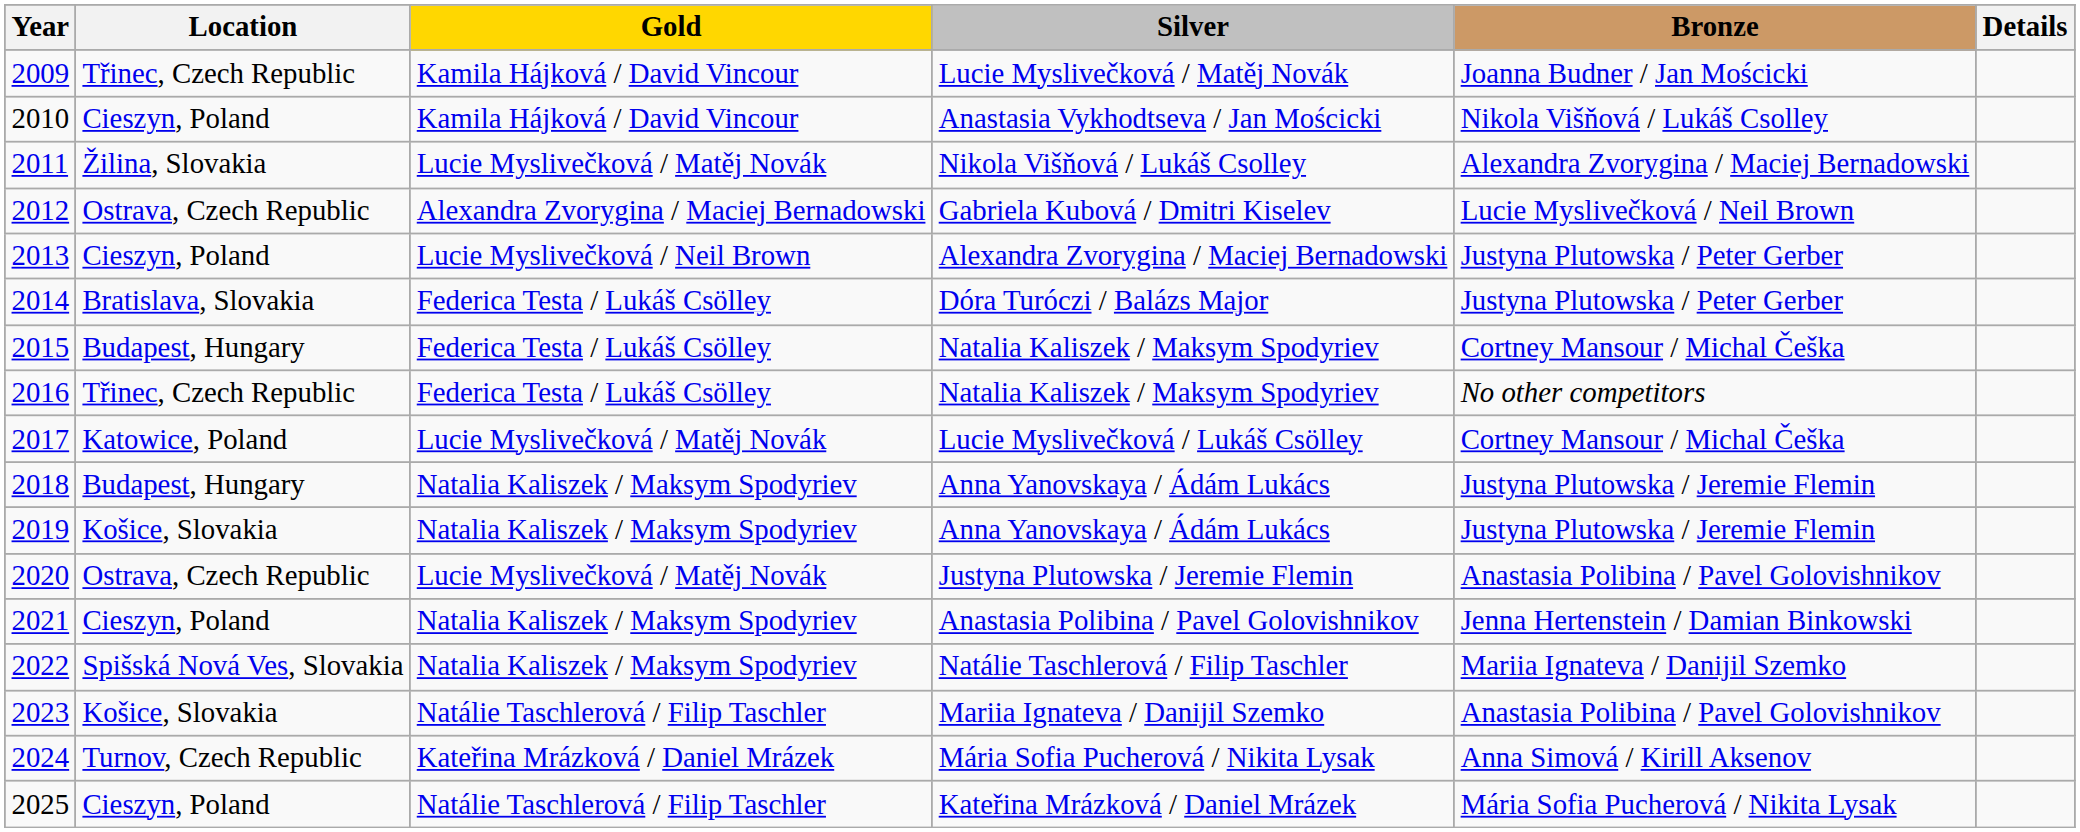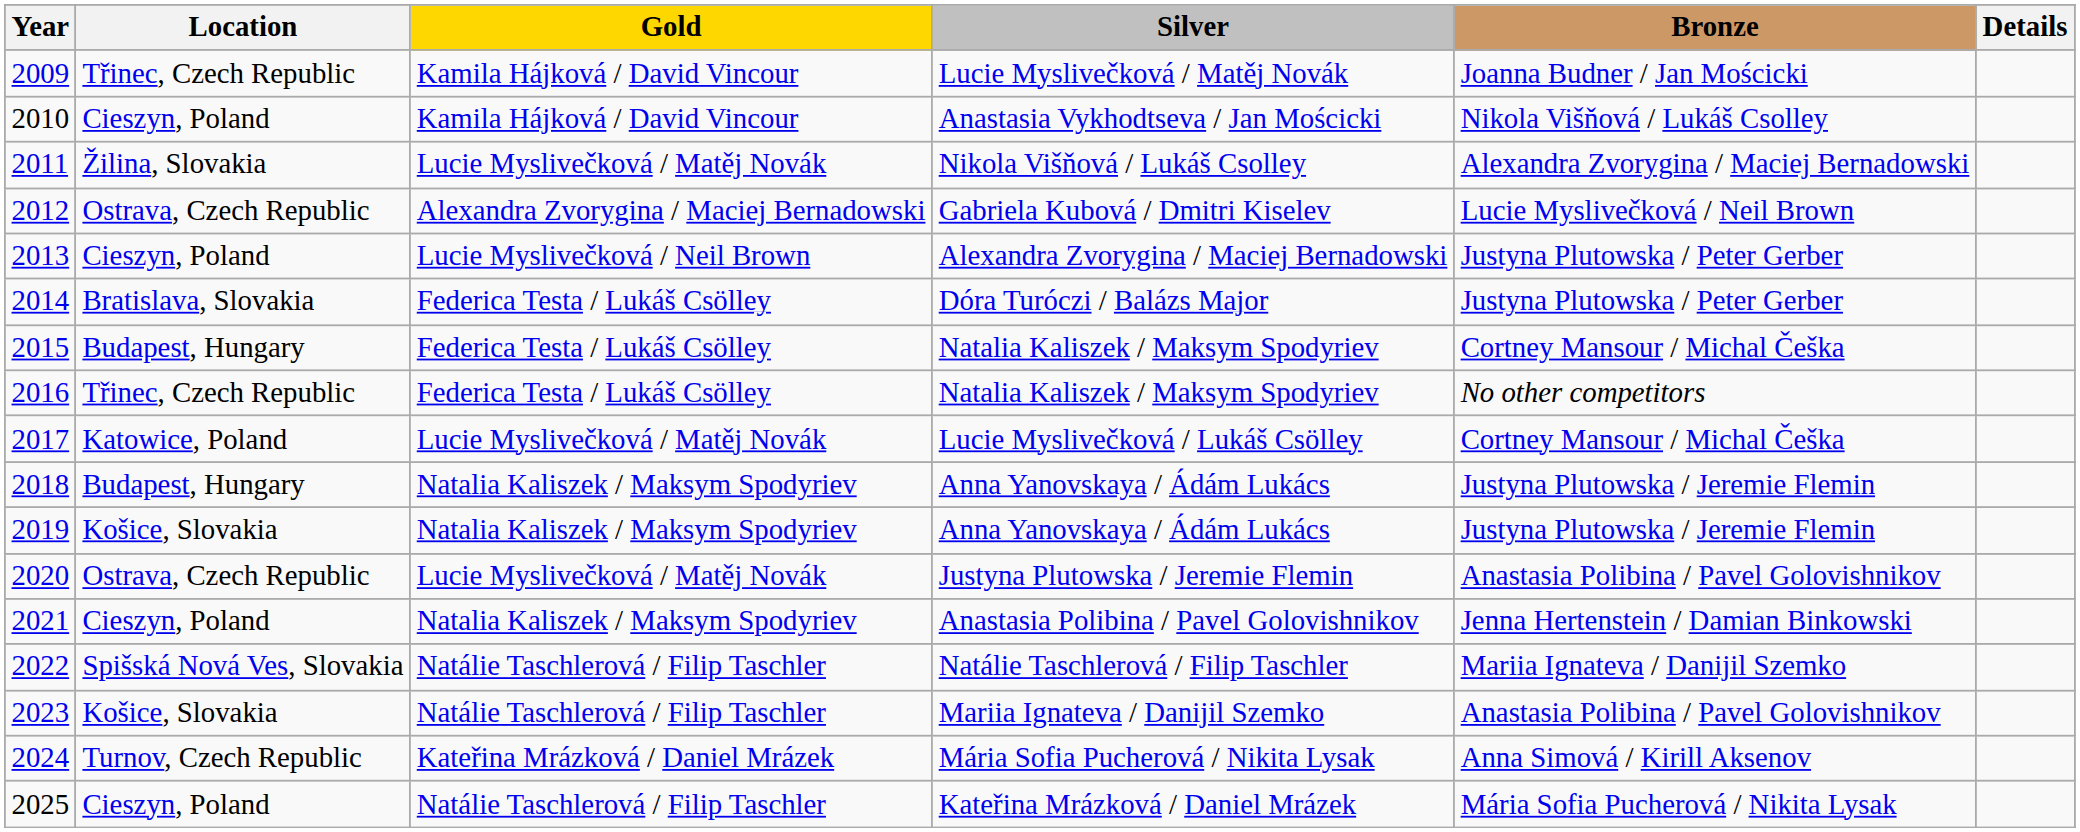(637, 666) Natalia Kaliszek / Maksym Spodyriev -> (621, 666) Natálie Taschlerová / Filip Taschler
